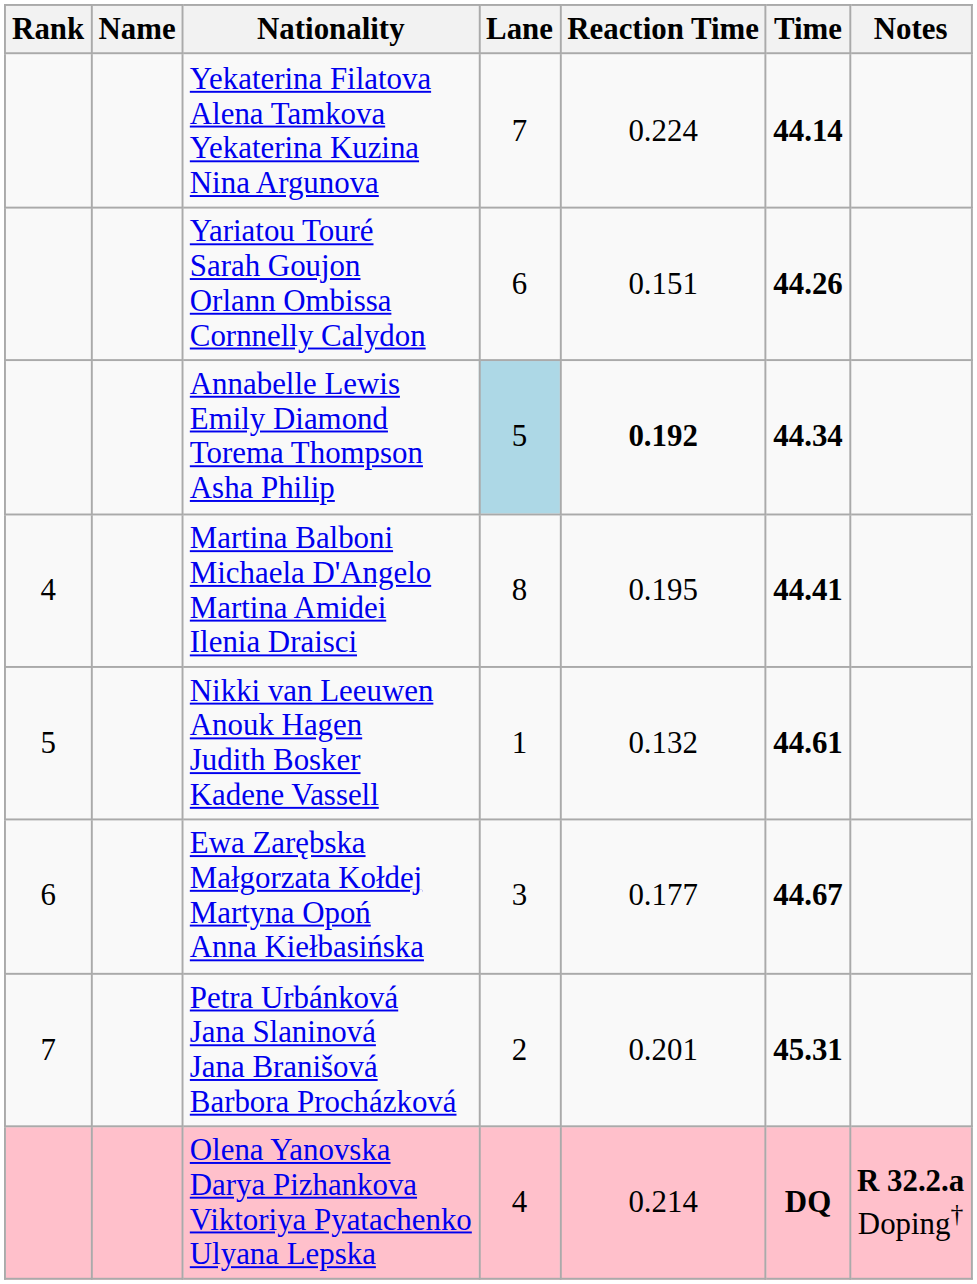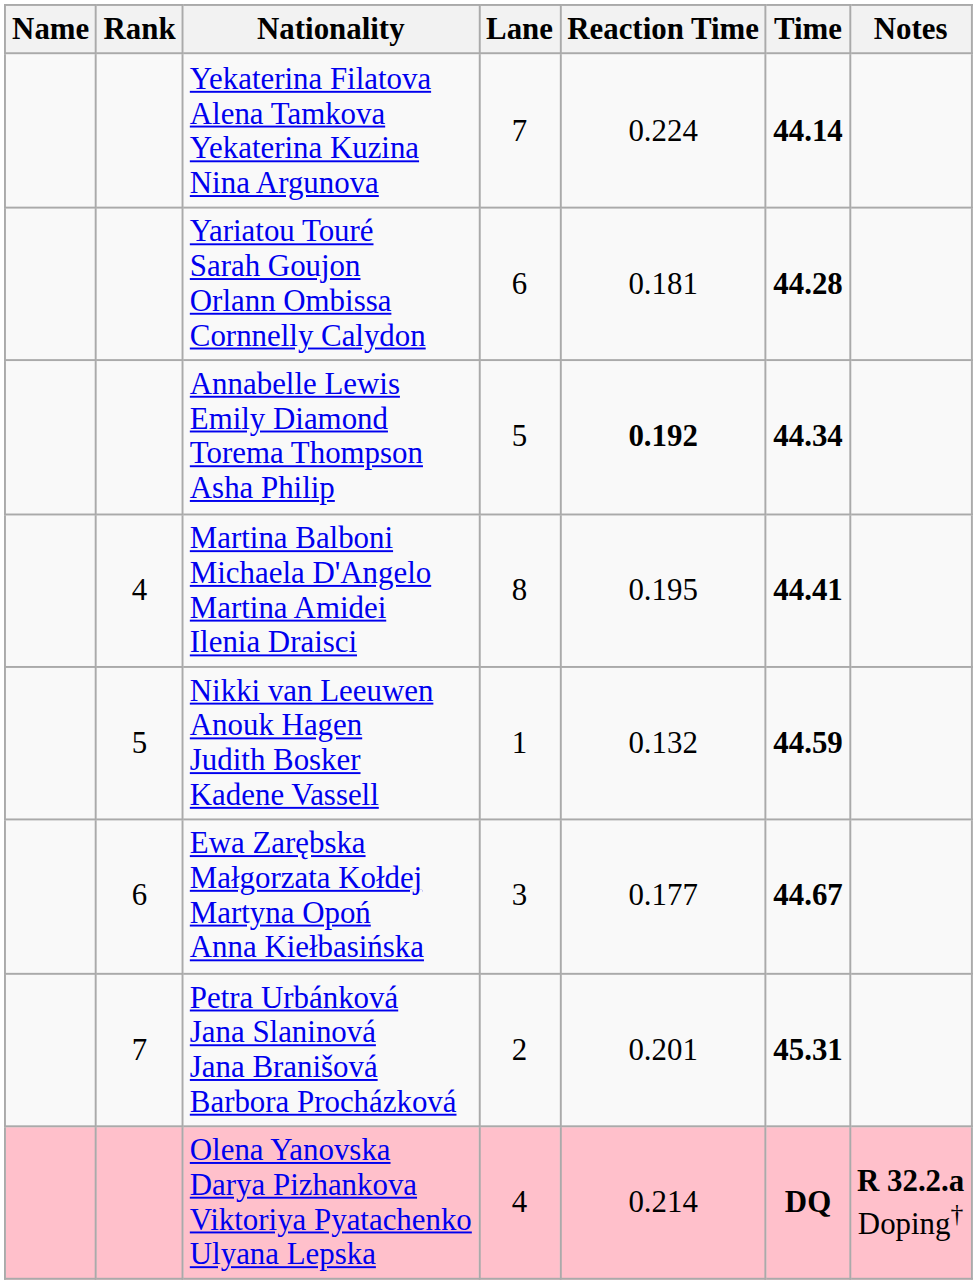columns swapped: (48, 28) <-> (137, 28)
(663, 283) 0.151 -> (663, 283) 0.181
(808, 283) 44.26 -> (808, 283) 44.28
(519, 436) lightblue background -> (519, 436) no background
(808, 742) 44.61 -> (808, 742) 44.59
